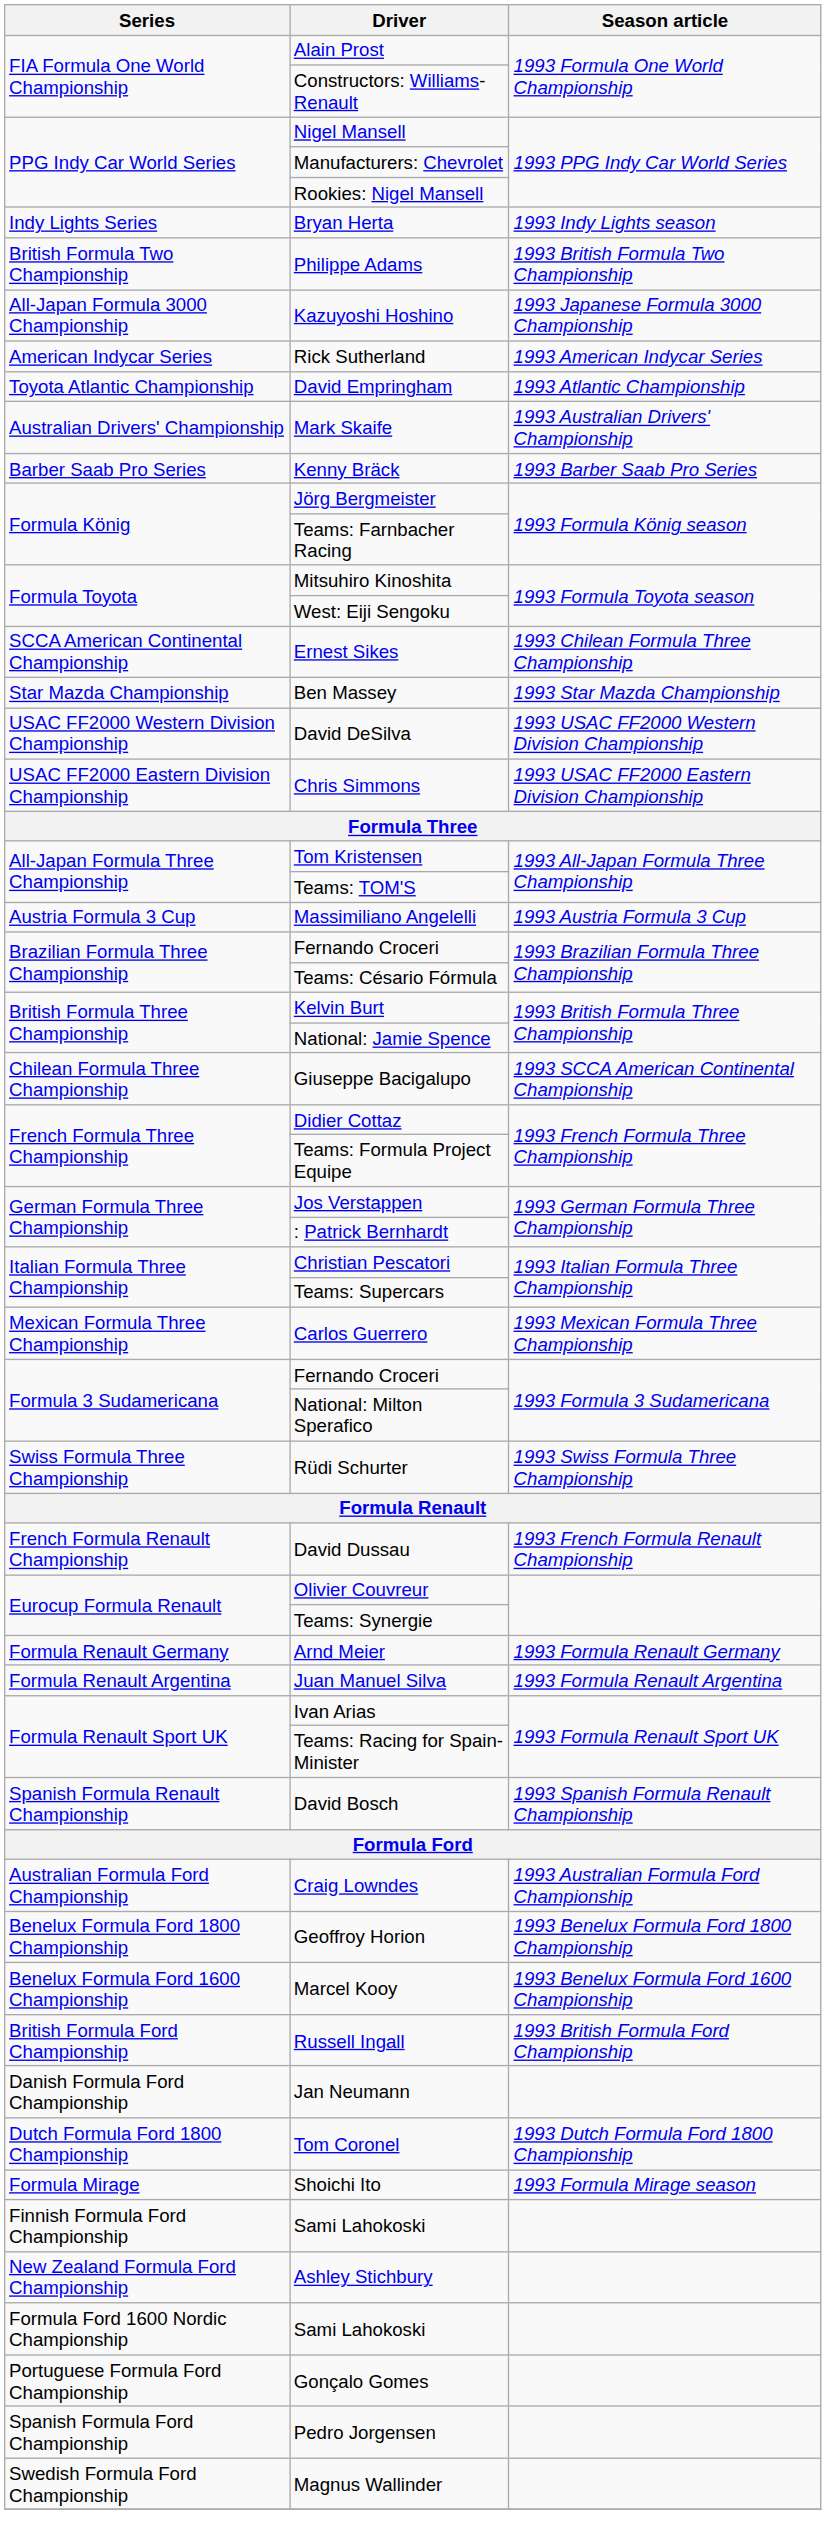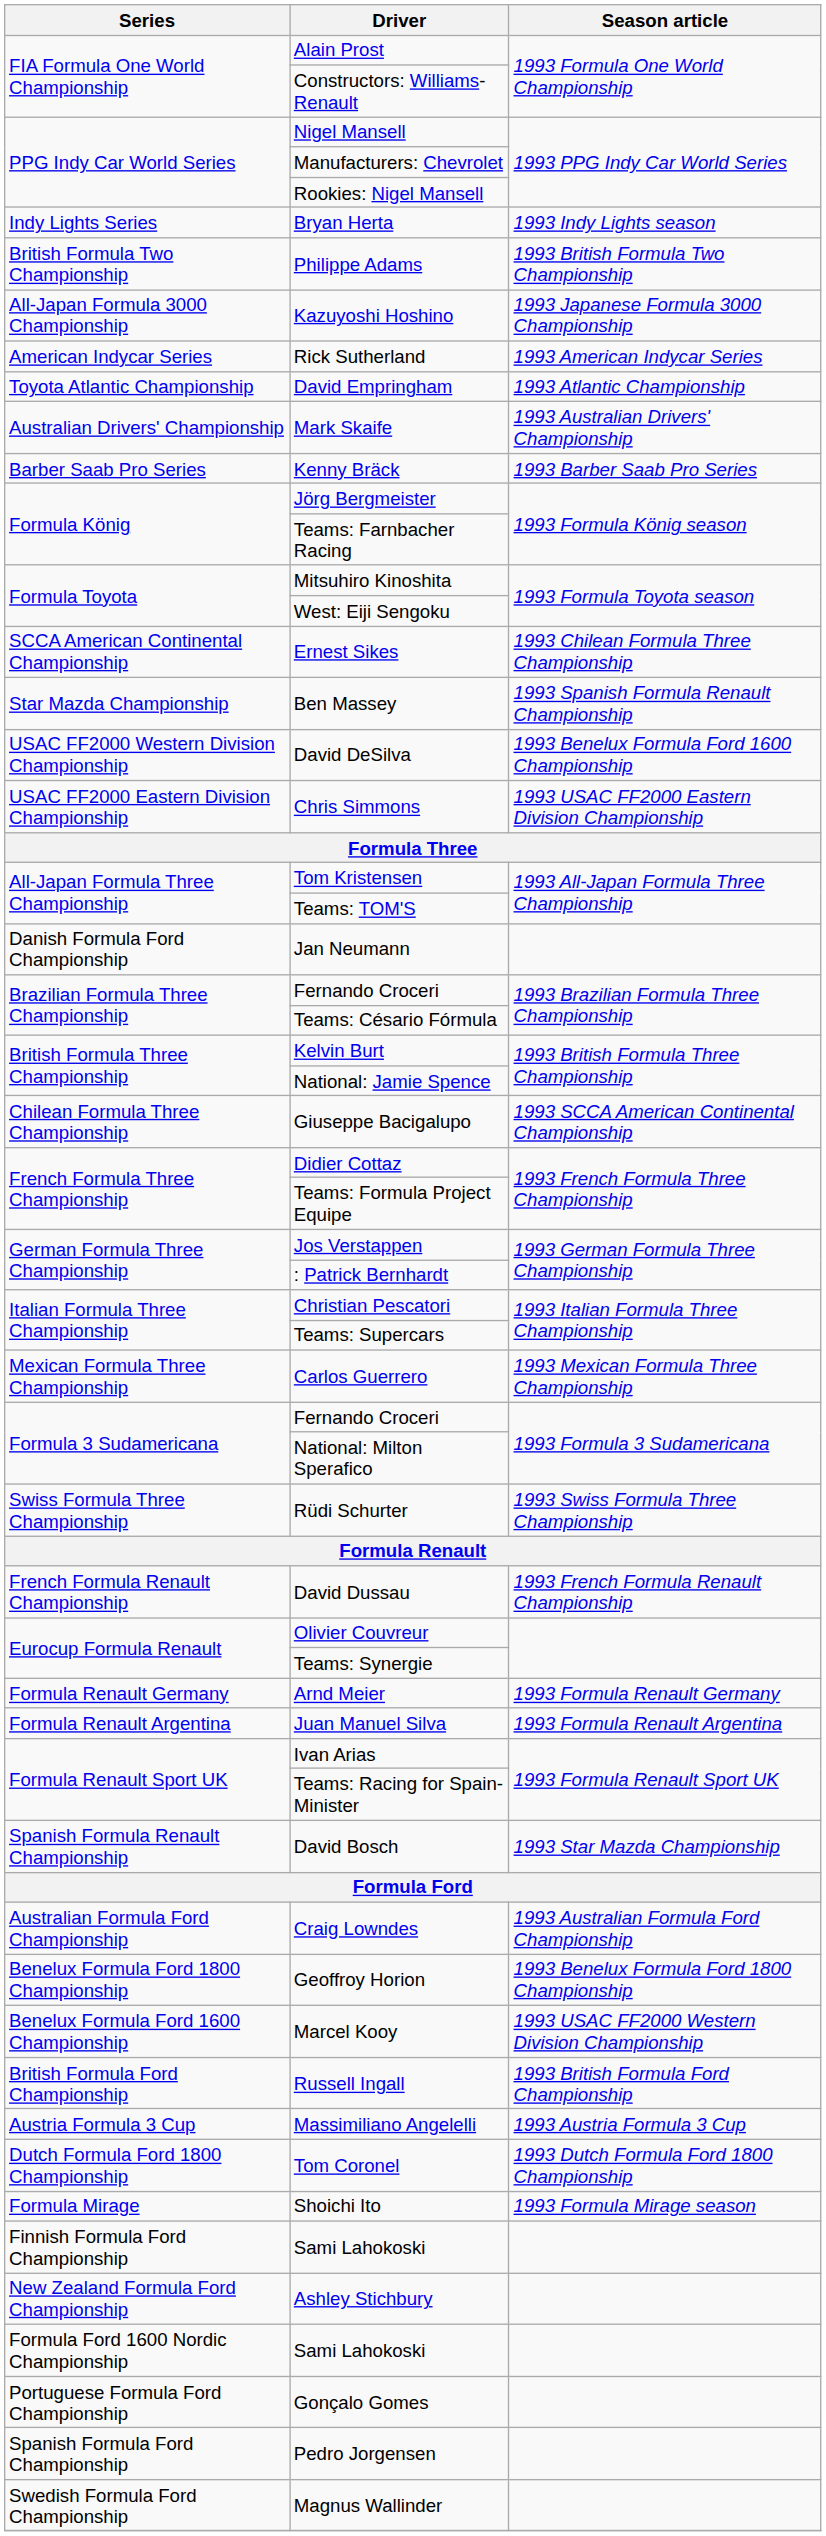(647, 693) 1993 Star Mazda Championship -> (642, 703) 1993 Spanish Formula Renault Championship
(635, 733) 1993 USAC FF2000 Western Division Championship -> (652, 755) 1993 Benelux Formula Ford 1600 Championship
rows swapped: (102, 917) <-> (97, 2092)
(642, 1803) 1993 Spanish Formula Renault Championship -> (647, 1846) 1993 Star Mazda Championship
(652, 1988) 1993 Benelux Formula Ford 1600 Championship -> (635, 2031) 1993 USAC FF2000 Western Division Championship
